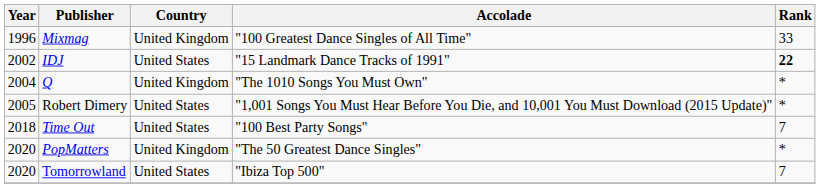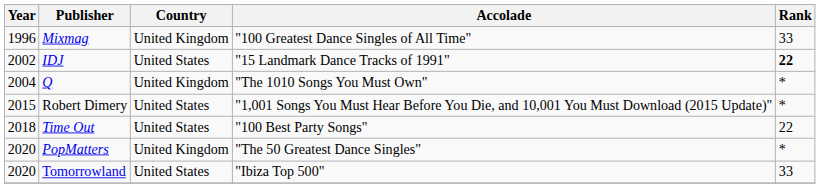(22, 104) 2005 -> (22, 104) 2015
(782, 127) 7 -> (786, 127) 22
(782, 171) 7 -> (786, 171) 33
